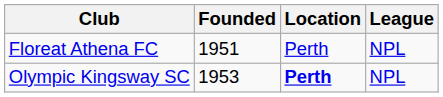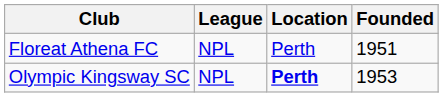columns swapped: (237, 19) <-> (402, 19)
